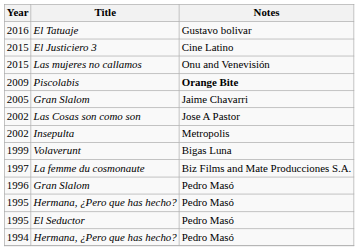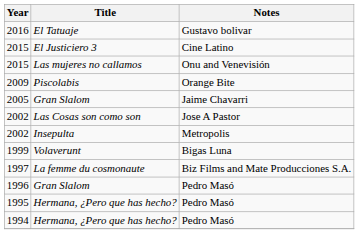(210, 82) bold -> (208, 82) normal
- row: (18, 220)
